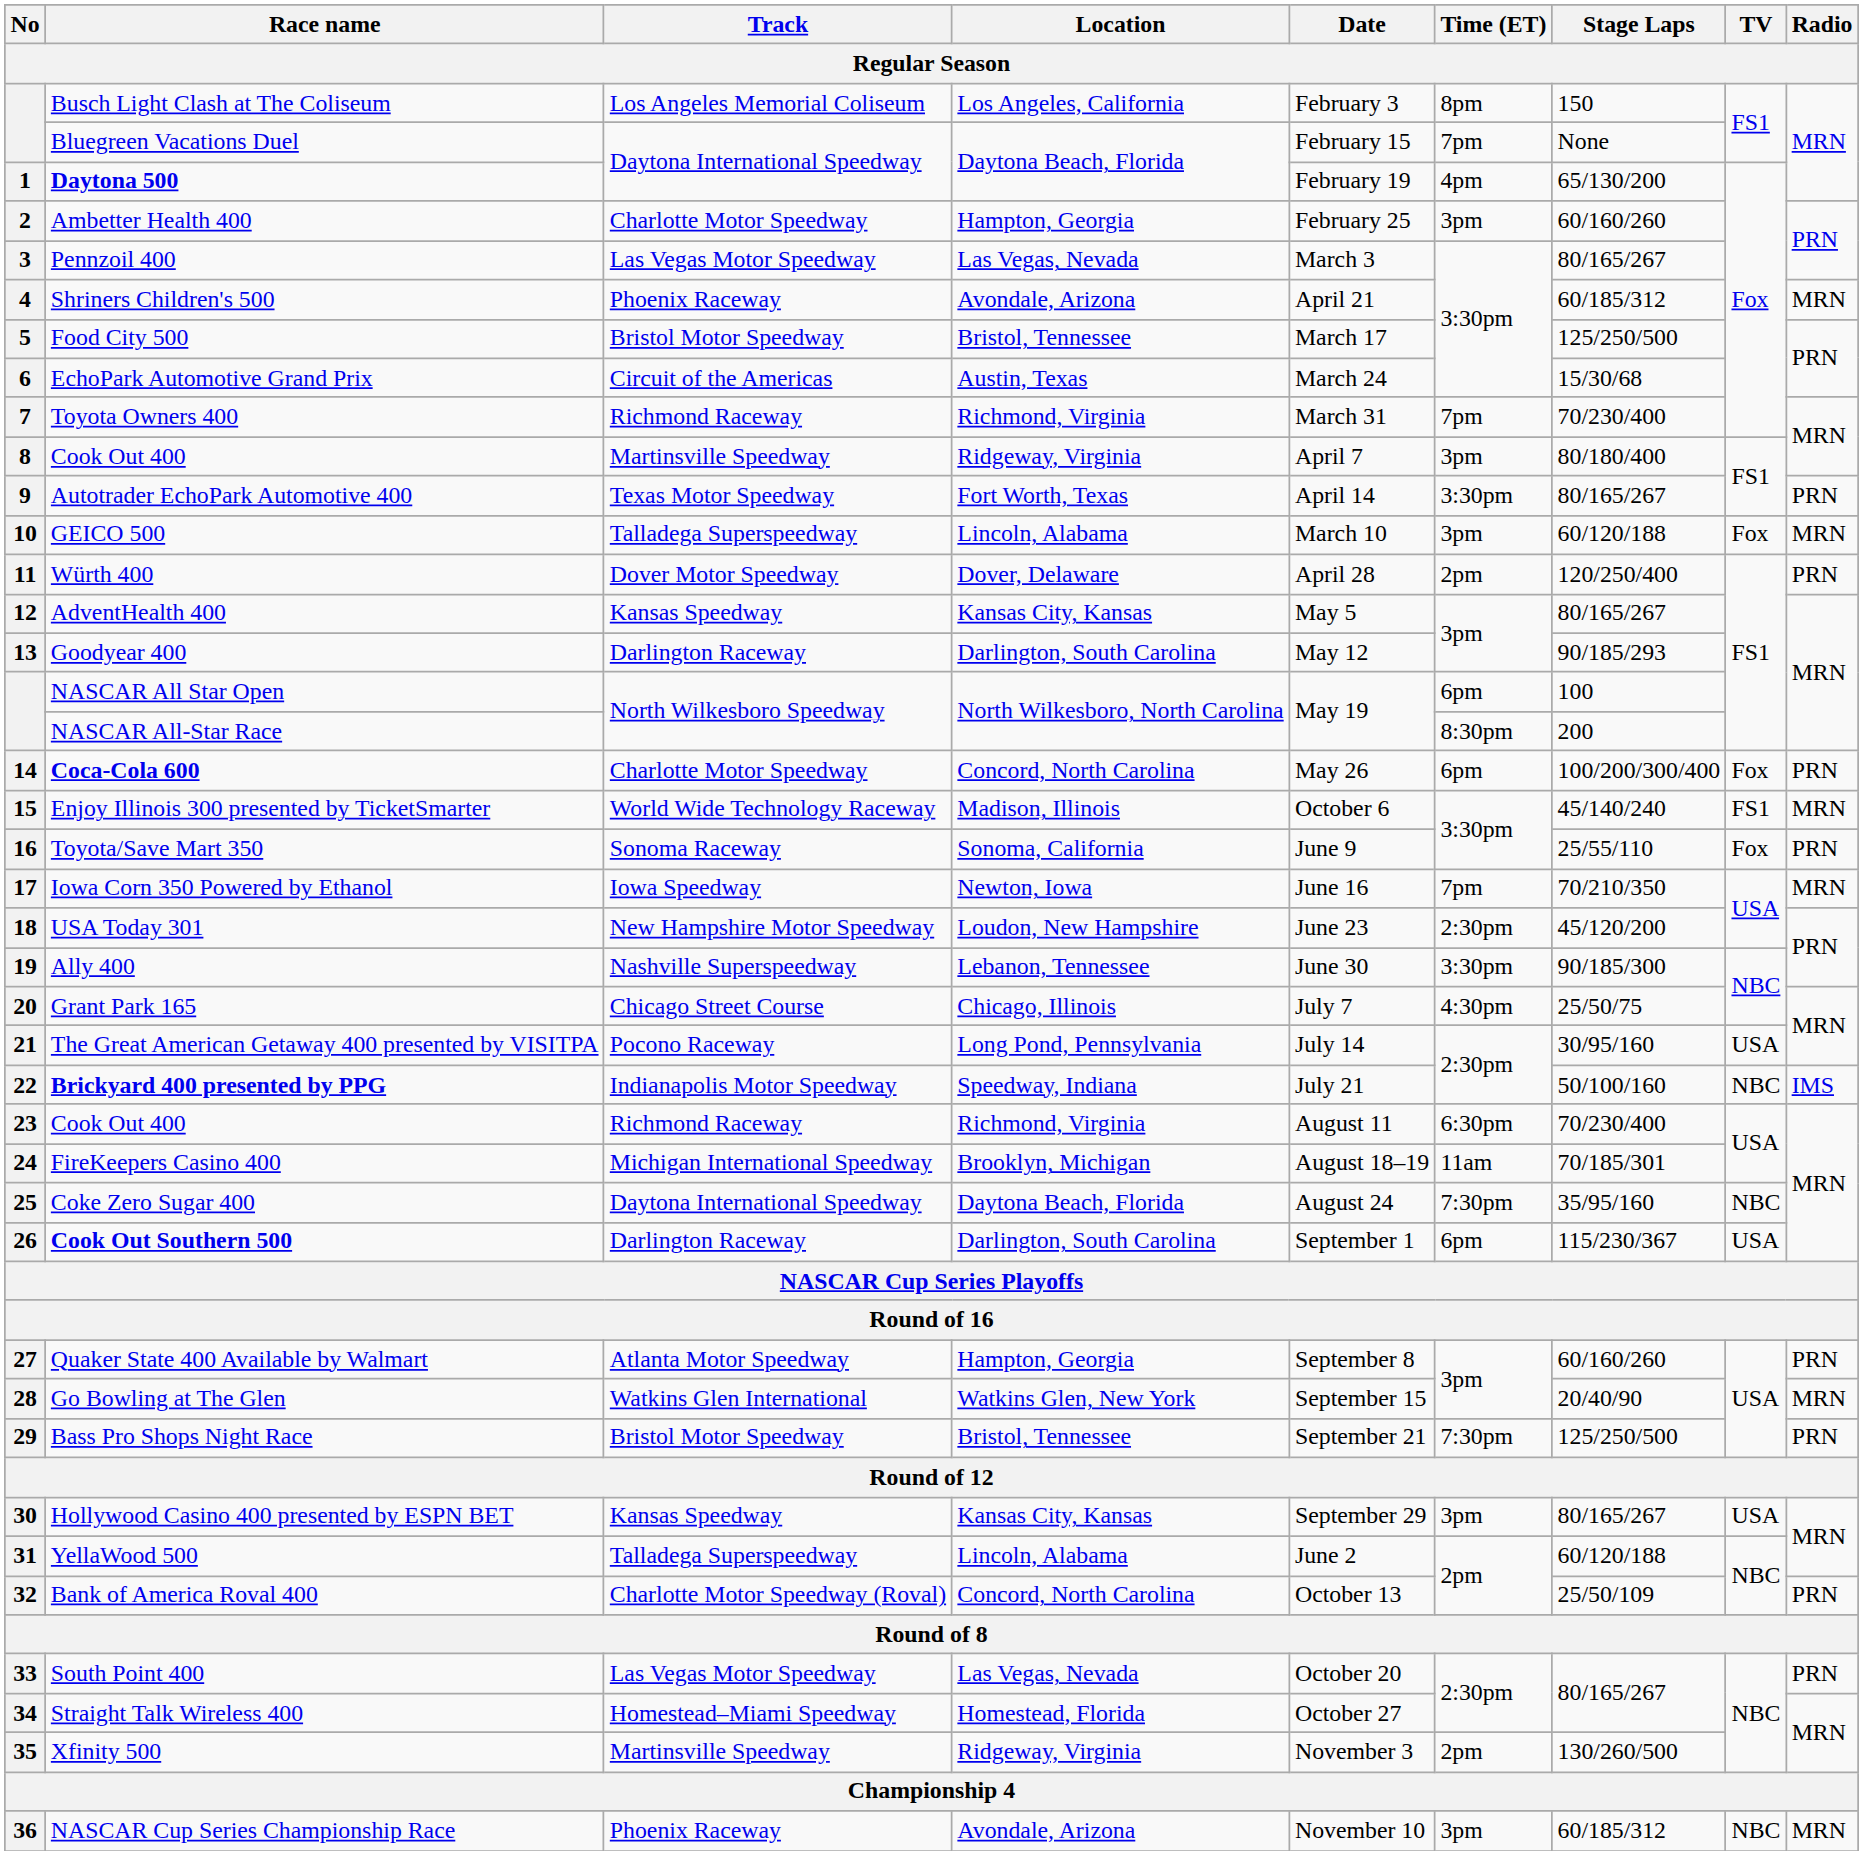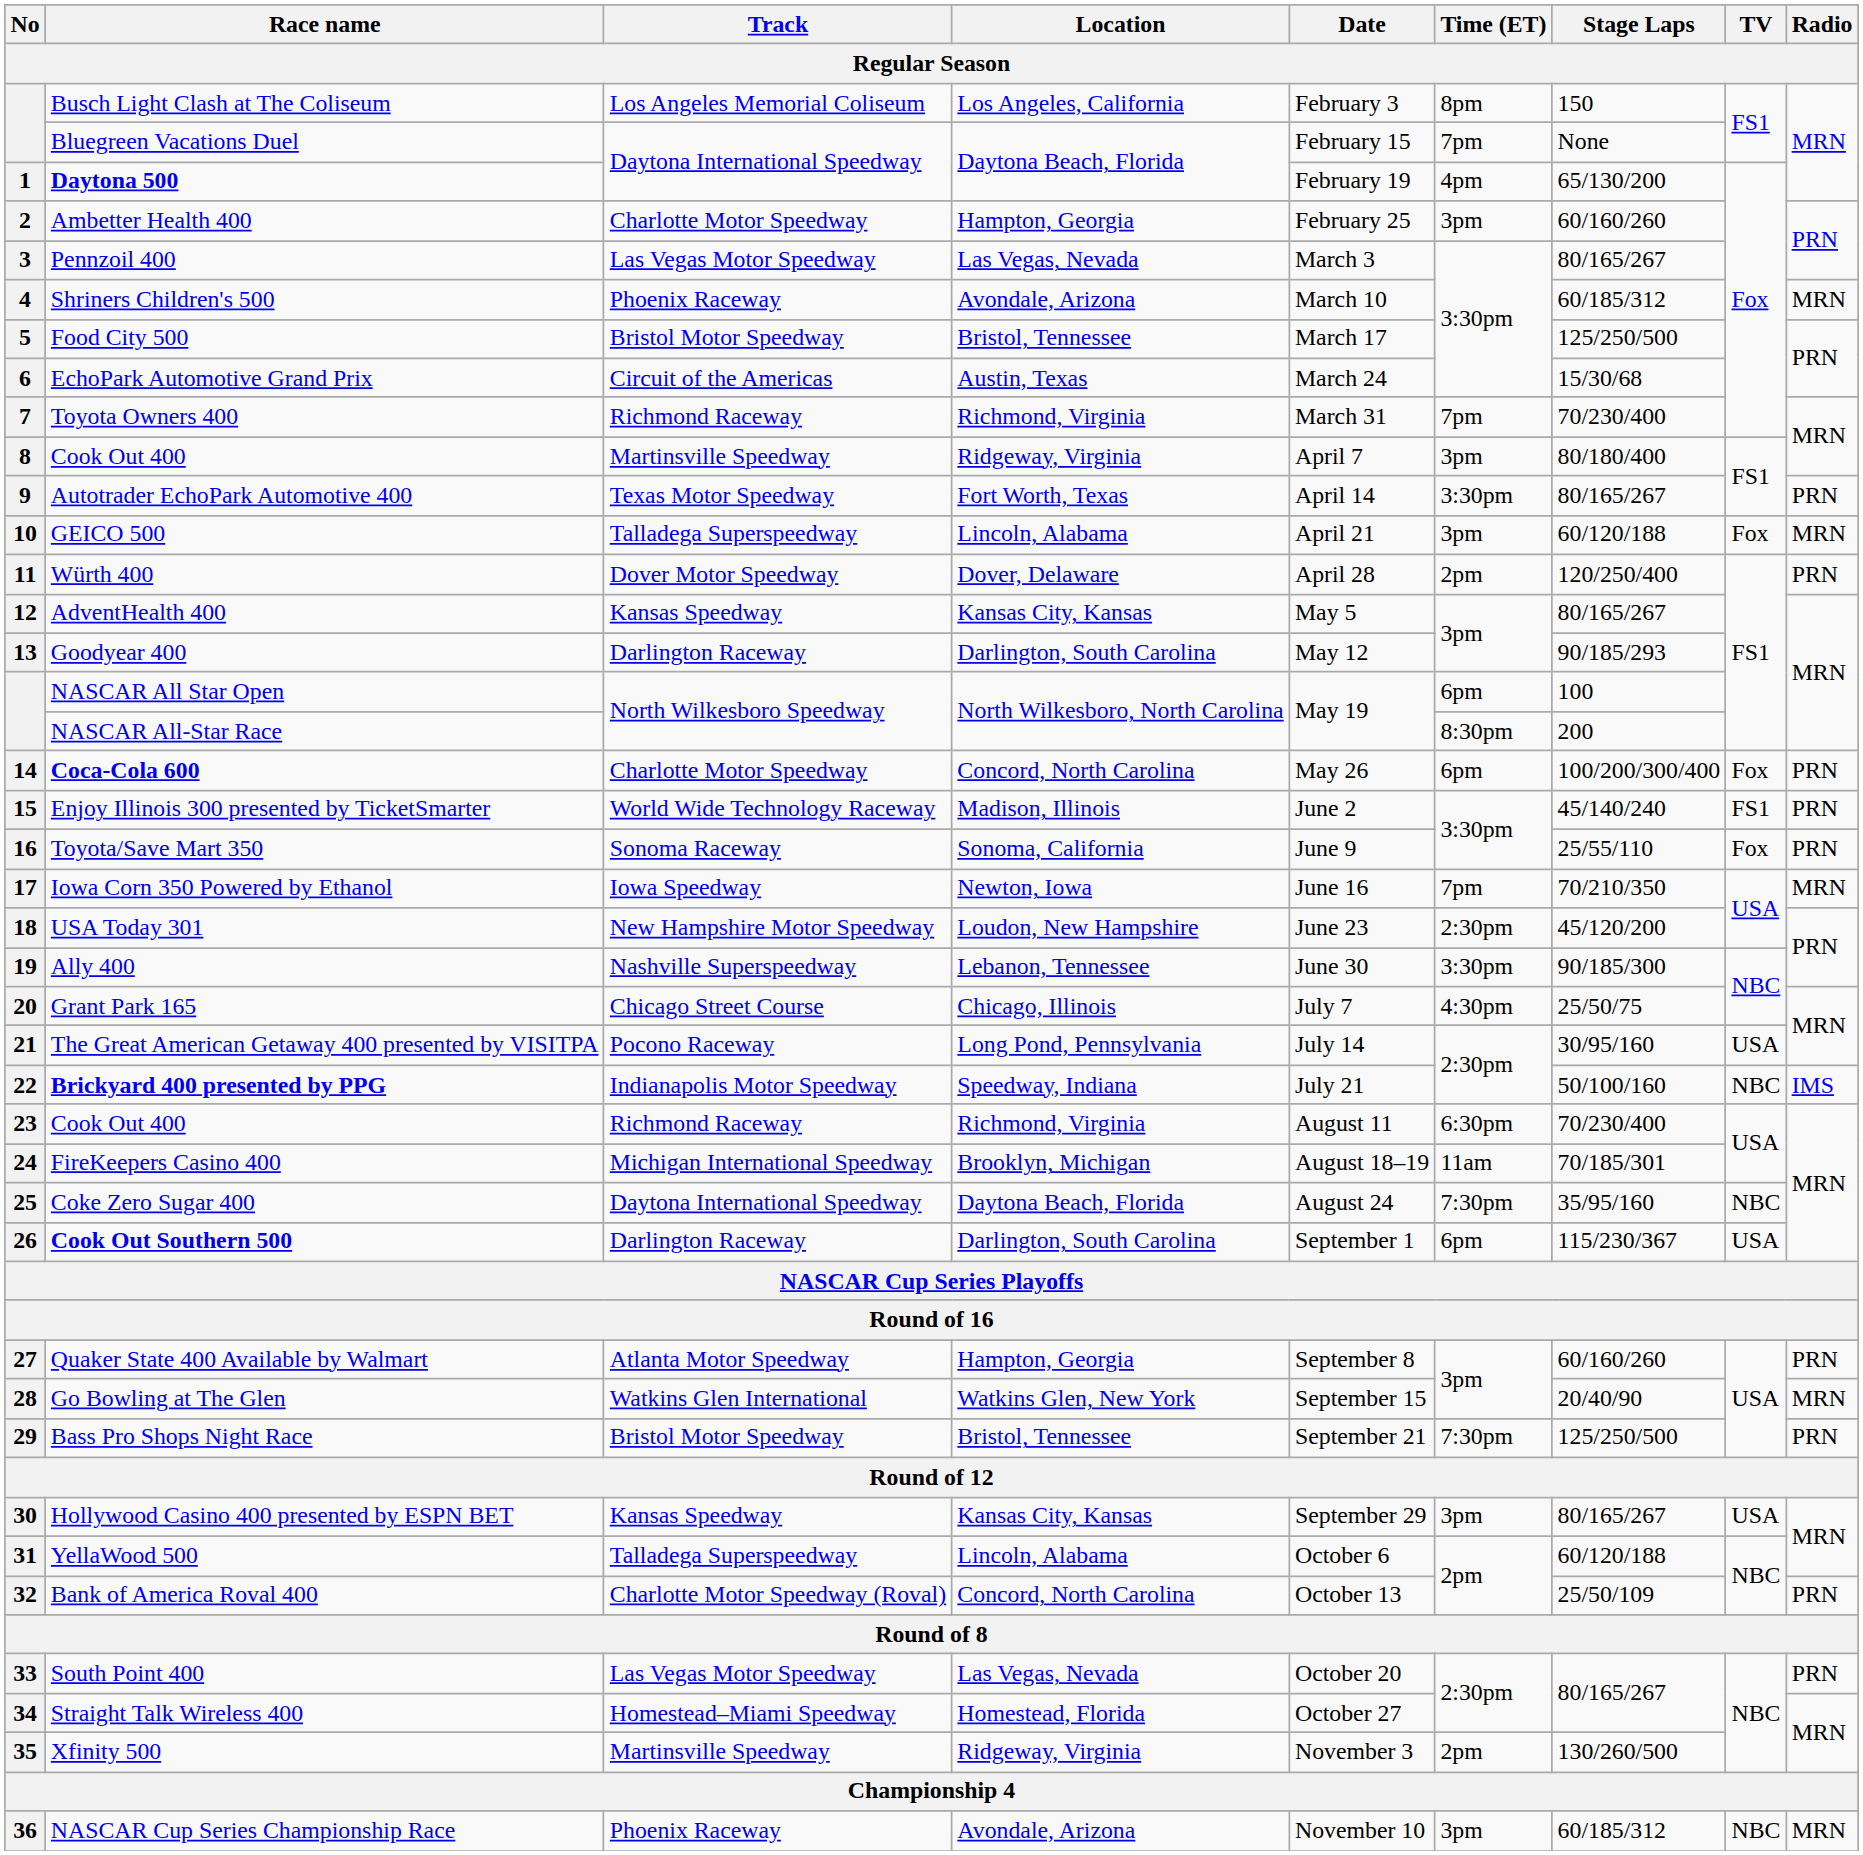(1335, 298) April 21 -> (1341, 298) March 10
(1341, 534) March 10 -> (1335, 534) April 21
(1342, 809) October 6 -> (1326, 809) June 2
(1819, 809) MRN -> (1815, 809) PRN
(1326, 1555) June 2 -> (1342, 1555) October 6
